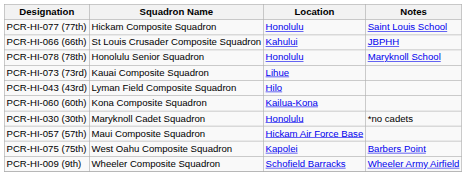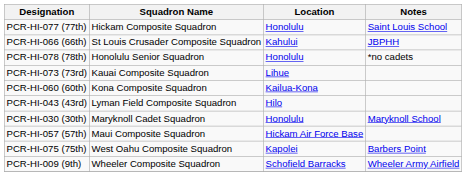(404, 57) Maryknoll School -> (390, 57) *no cadets
rows swapped: (47, 103) <-> (47, 88)
(390, 118) *no cadets -> (404, 118) Maryknoll School
